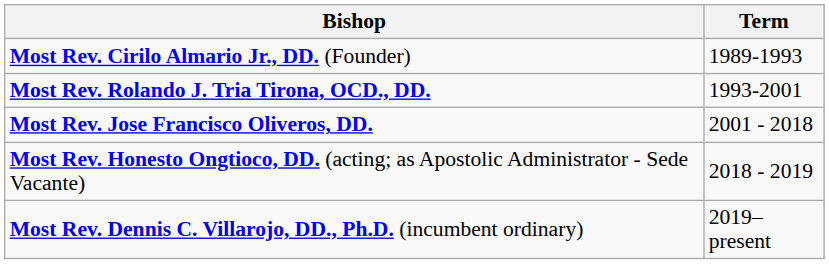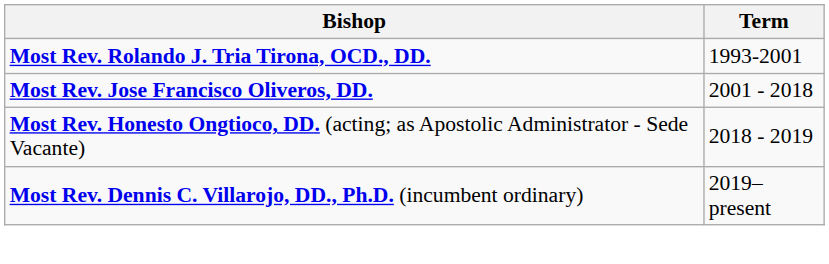- row: (210, 55)
